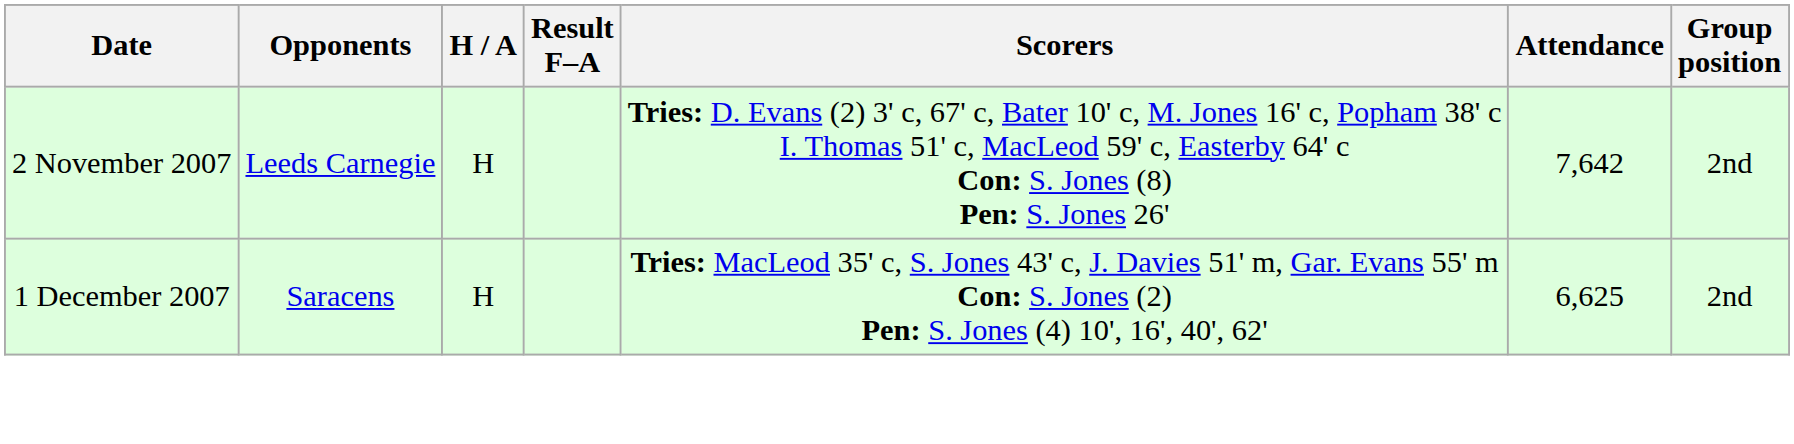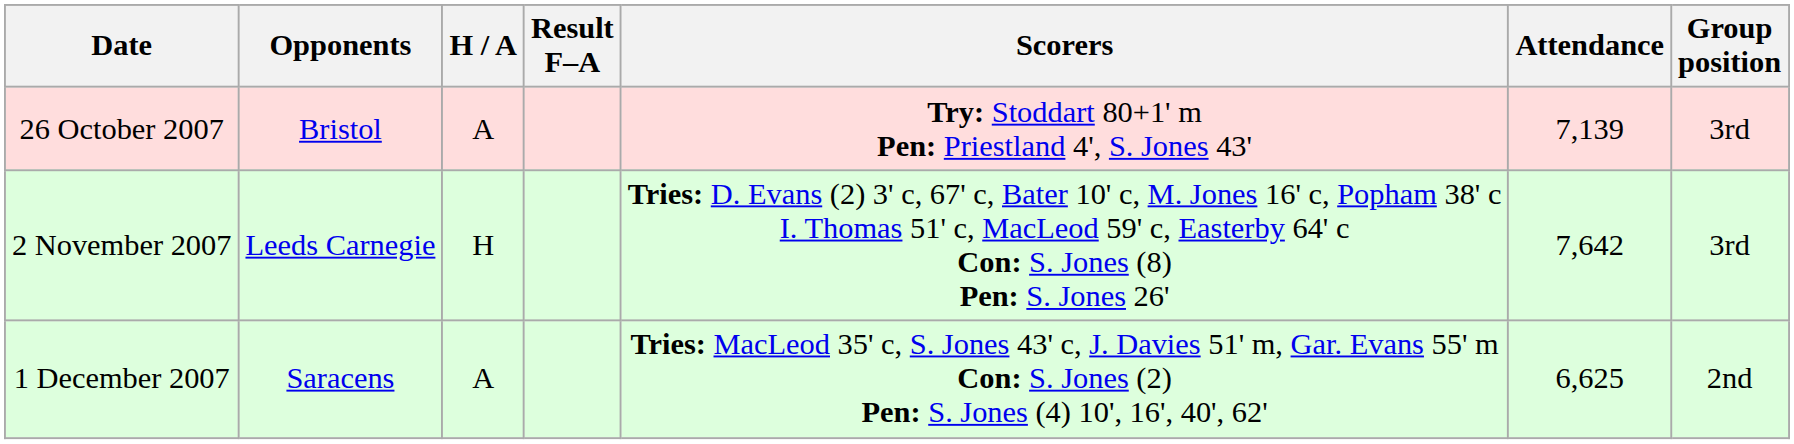+ row: (122, 128)
(1730, 162) 2nd -> (1730, 244) 3rd
(483, 296) H -> (483, 378) A
